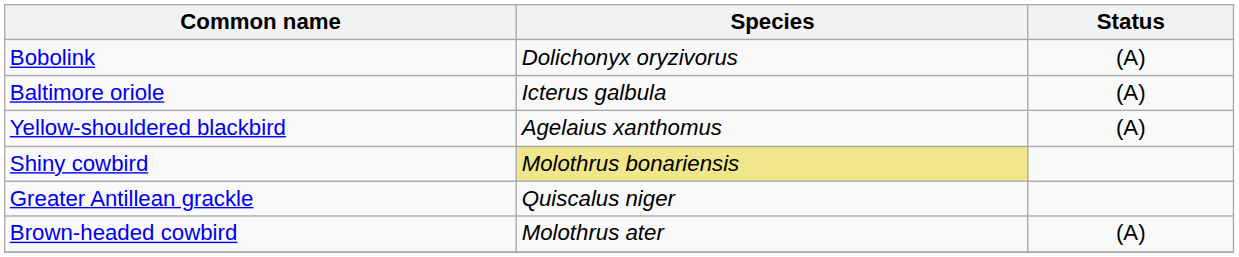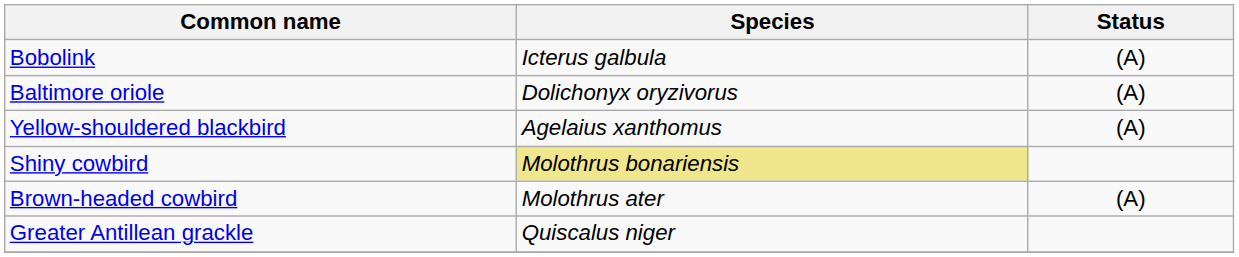(630, 57) Dolichonyx oryzivorus -> (594, 57) Icterus galbula
(594, 92) Icterus galbula -> (630, 92) Dolichonyx oryzivorus
rows swapped: (124, 233) <-> (132, 198)
